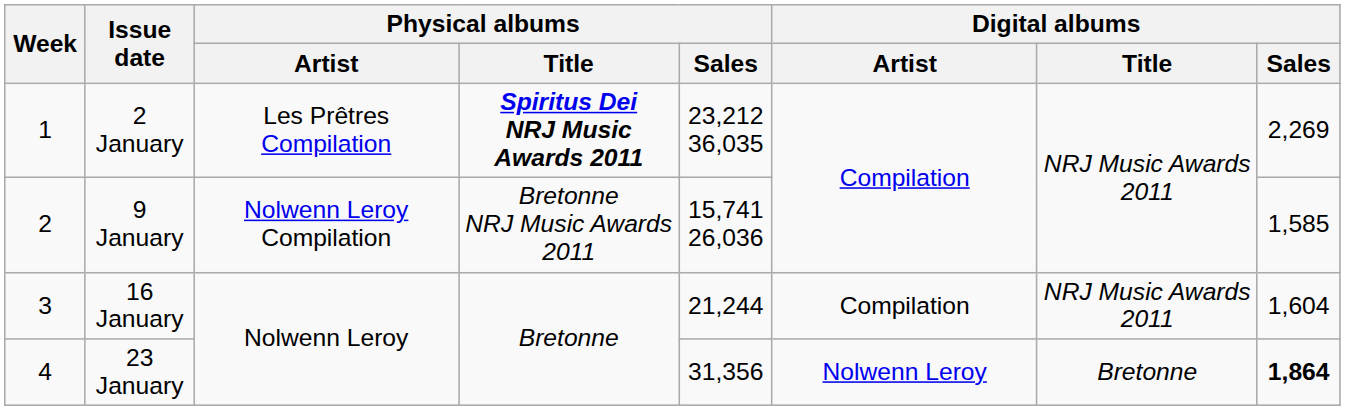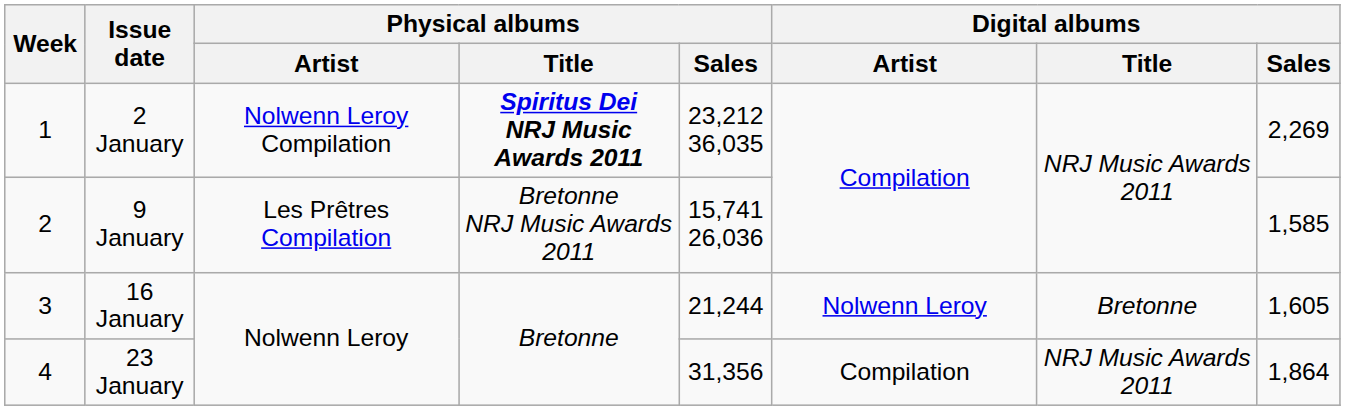(326, 129) Les Prêtres Compilation -> (326, 129) Nolwenn Leroy Compilation
(326, 224) Nolwenn Leroy Compilation -> (326, 224) Les Prêtres Compilation
(905, 305) Compilation -> (905, 305) Nolwenn Leroy
(1147, 305) NRJ Music Awards 2011 -> (1147, 305) Bretonne
(1299, 305) 1,604 -> (1299, 305) 1,605
(905, 371) Nolwenn Leroy -> (905, 371) Compilation
(1147, 371) Bretonne -> (1147, 371) NRJ Music Awards 2011
(1299, 371) bold -> (1299, 371) normal
